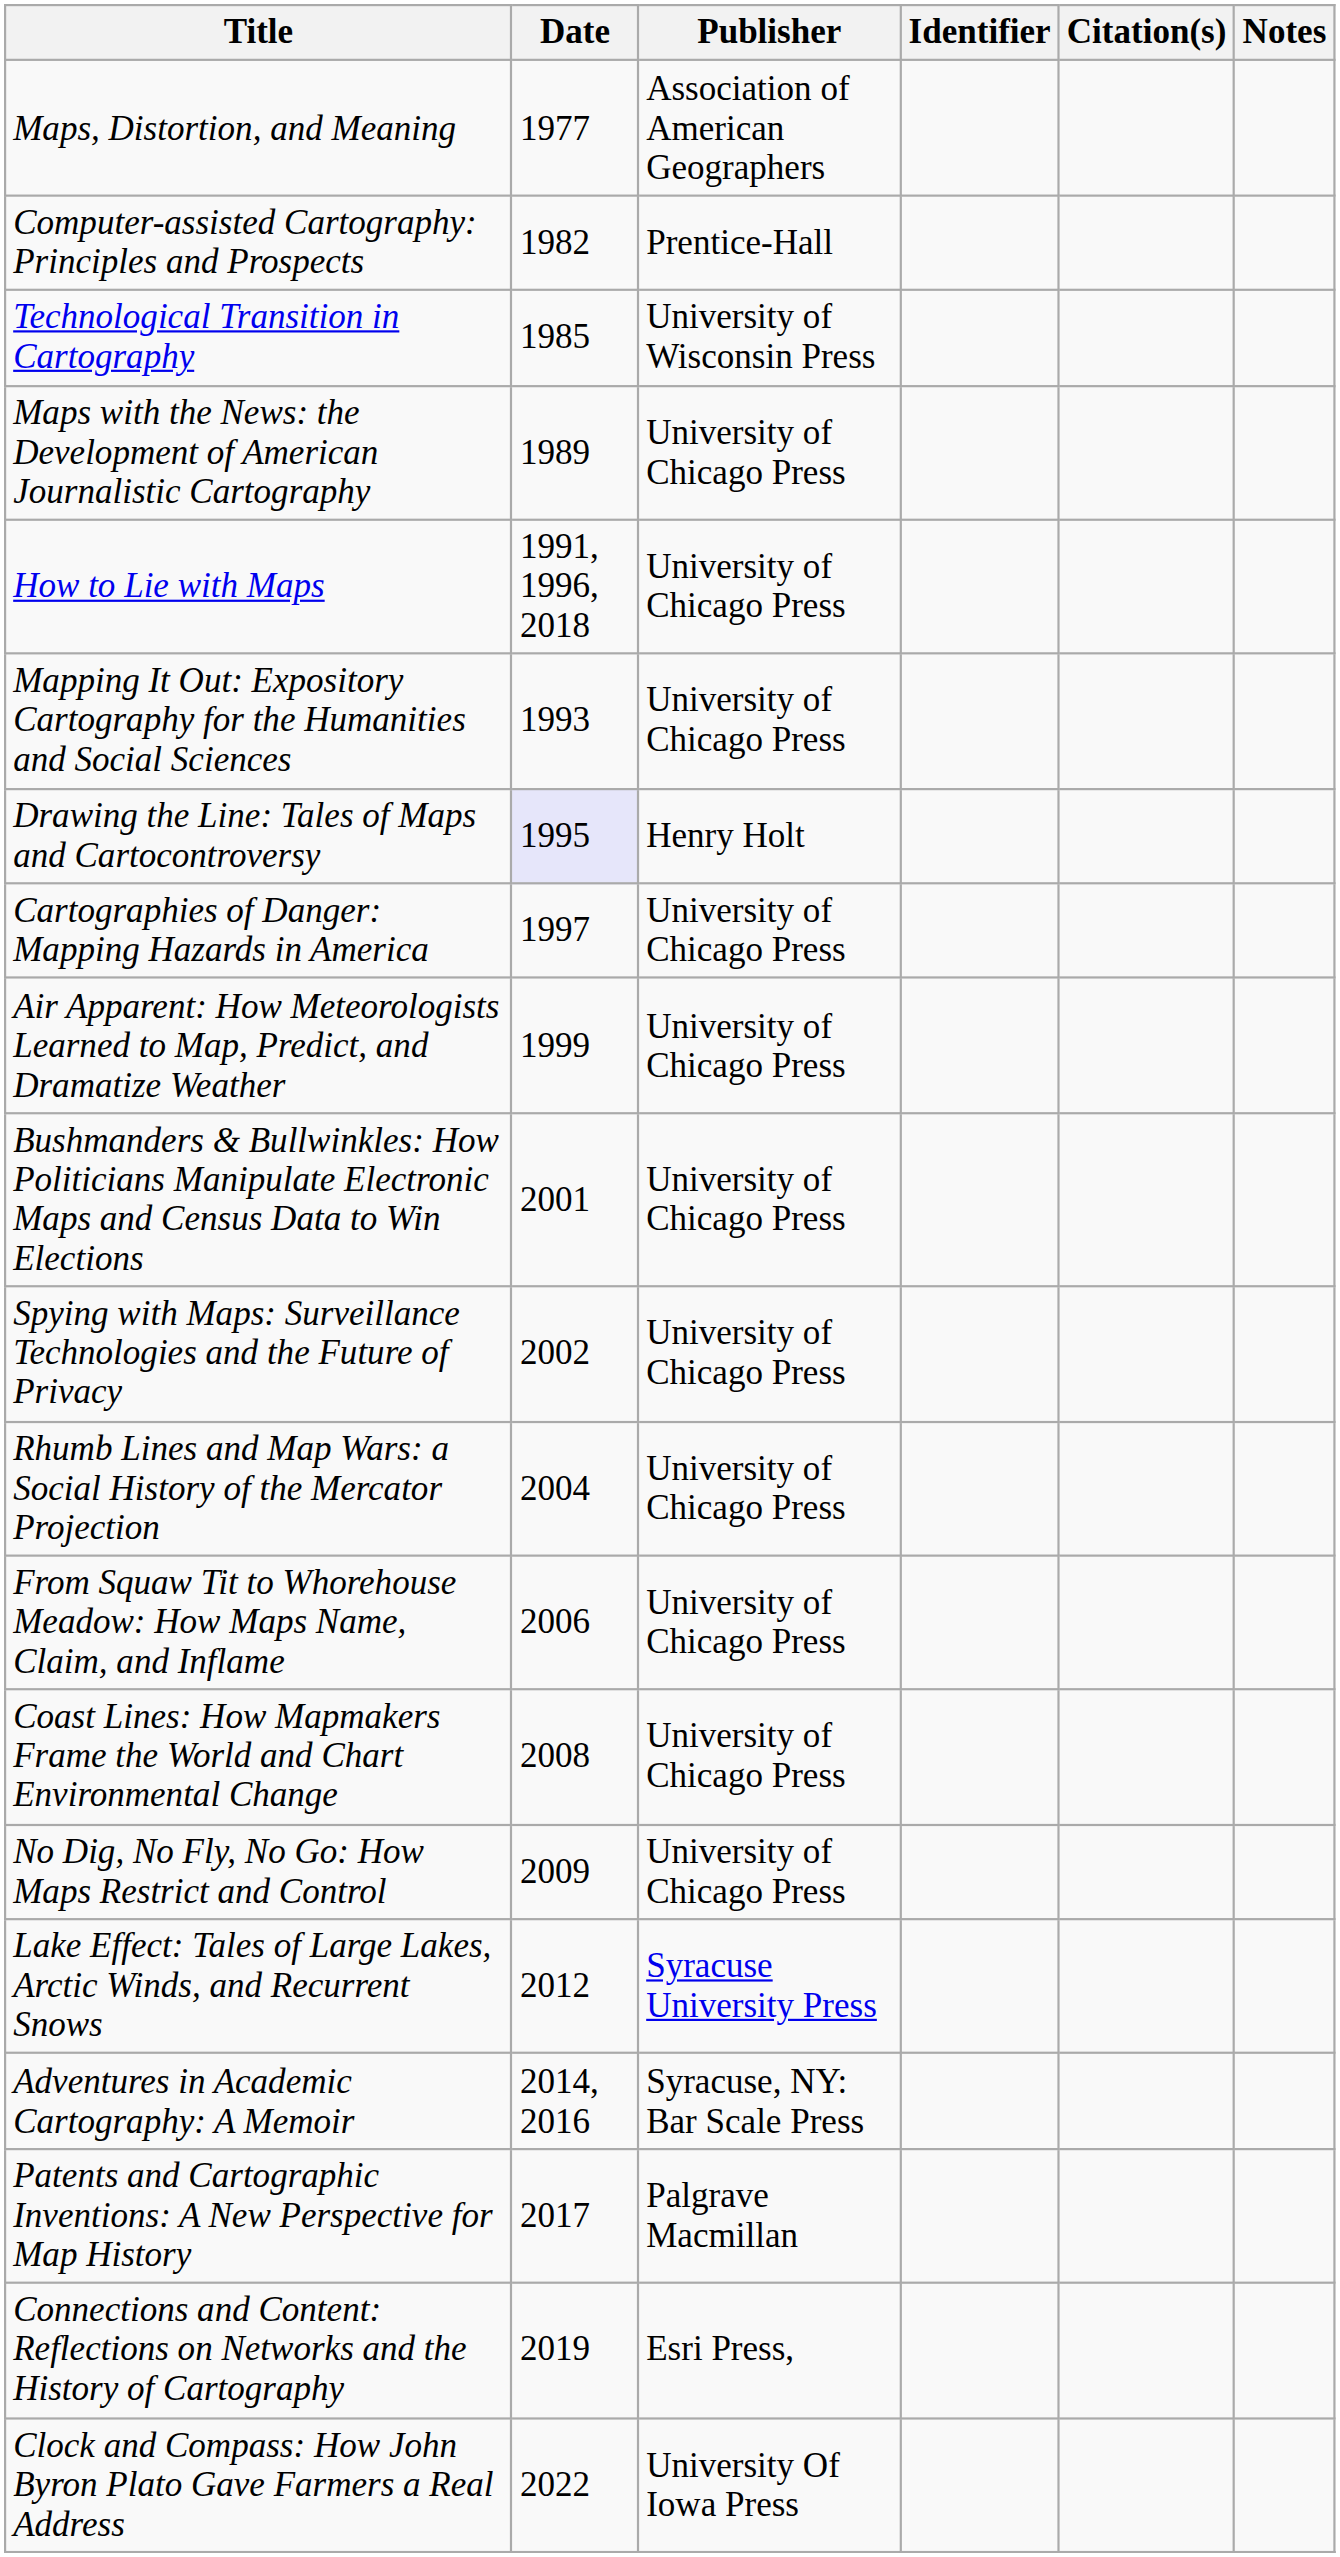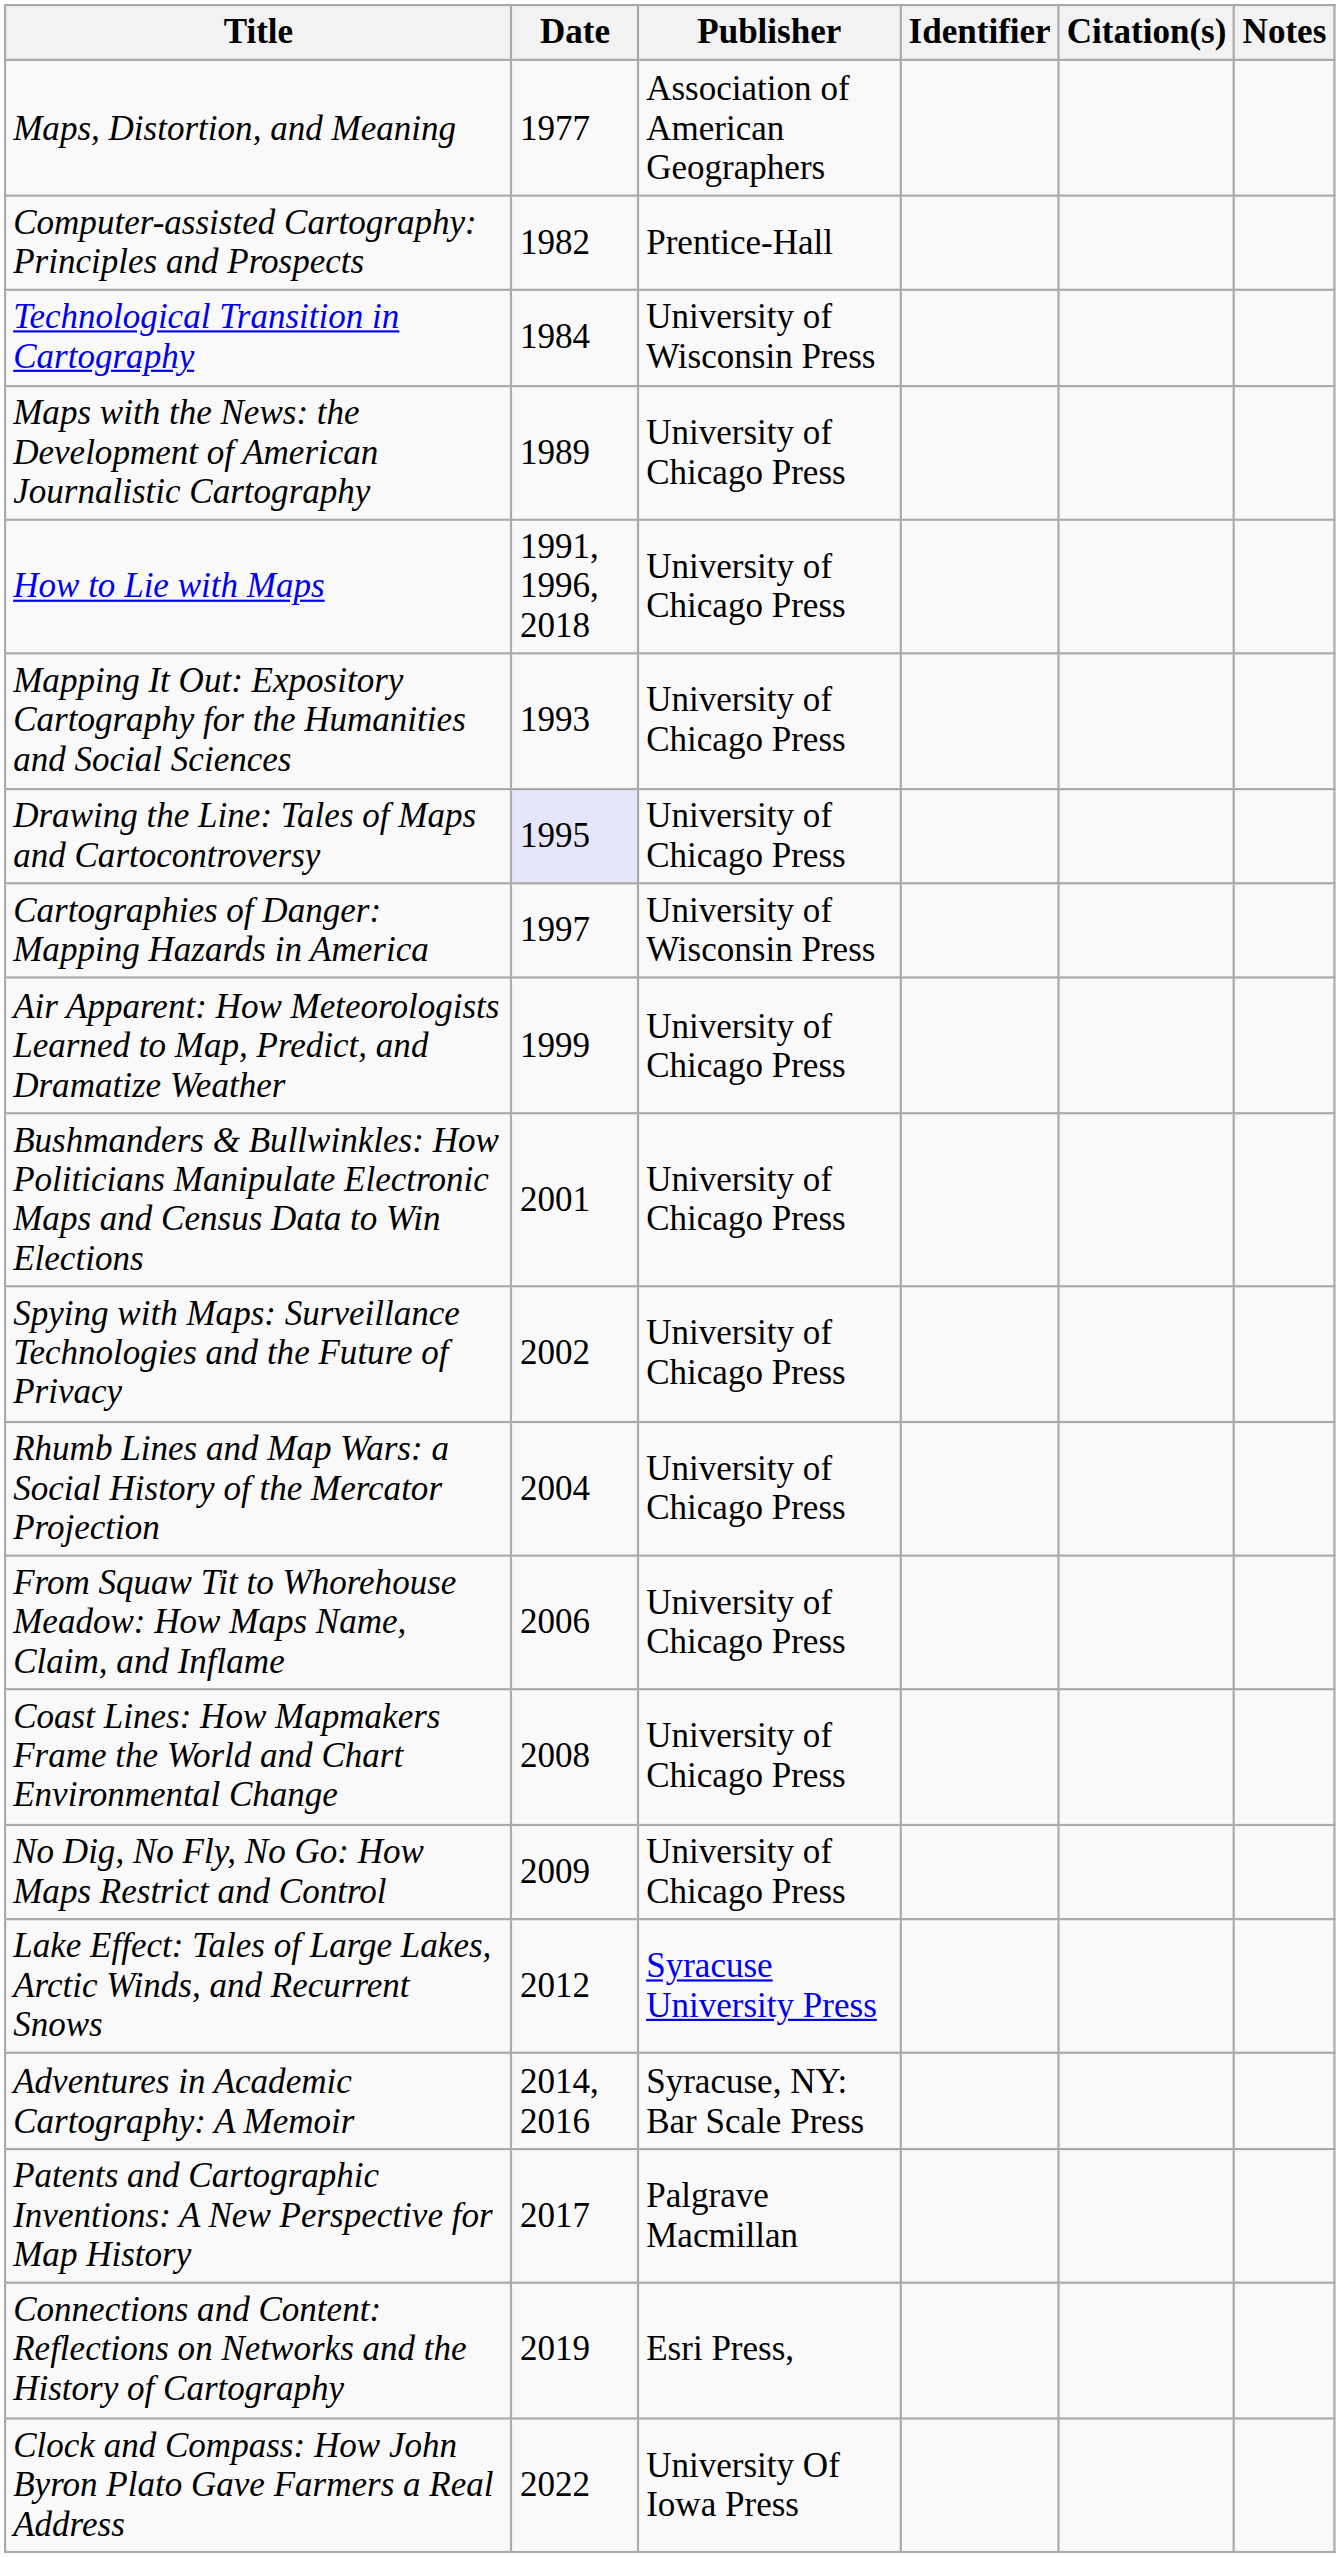(555, 336) 1985 -> (555, 336) 1984
(726, 835) Henry Holt -> (746, 835) University of Chicago Press
(746, 930) University of Chicago Press -> (761, 930) University of Wisconsin Press
